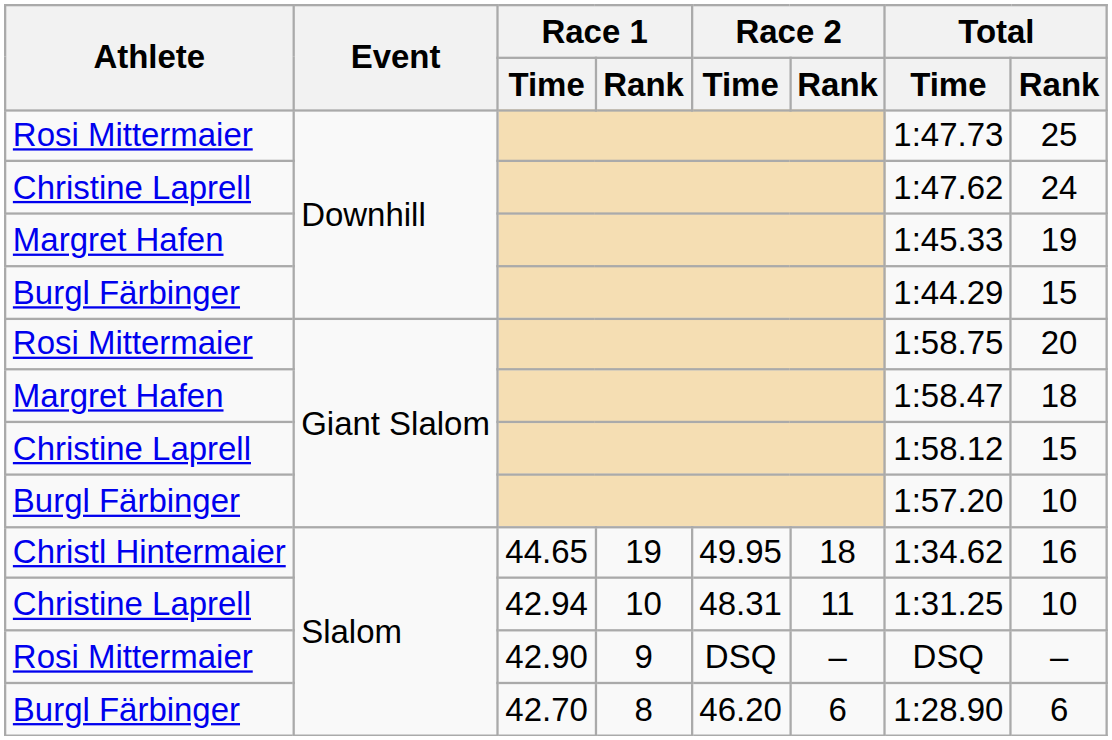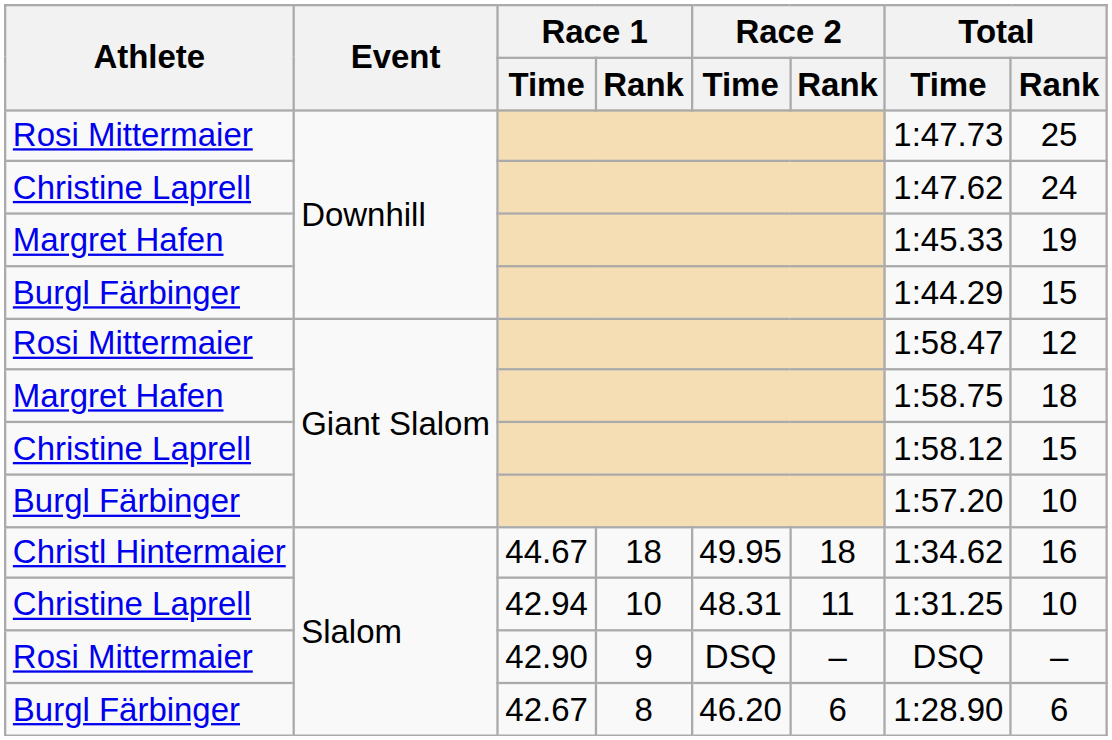(948, 344) 1:58.75 -> (948, 344) 1:58.47
(1059, 344) 20 -> (1059, 344) 12
(948, 396) 1:58.47 -> (948, 396) 1:58.75
(547, 553) 44.65 -> (547, 553) 44.67
(644, 553) 19 -> (644, 553) 18
(547, 709) 42.70 -> (547, 709) 42.67
